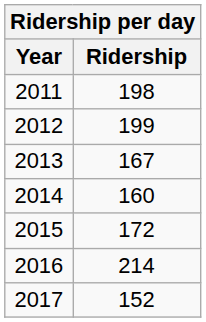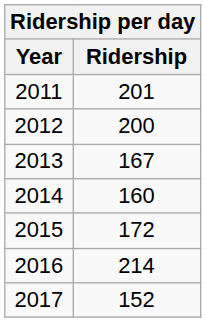(136, 91) 198 -> (136, 91) 201
(136, 126) 199 -> (136, 126) 200
